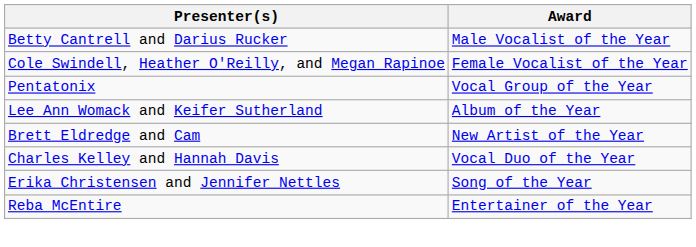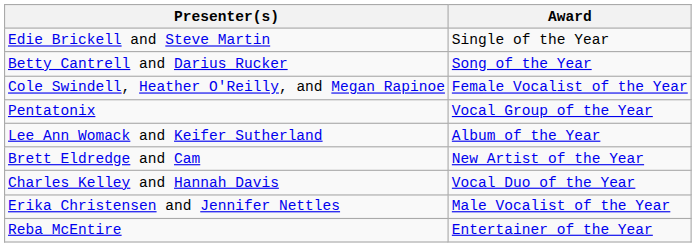+ row: (139, 40)
(561, 40) Male Vocalist of the Year -> (522, 64) Song of the Year
(522, 183) Song of the Year -> (561, 206) Male Vocalist of the Year
